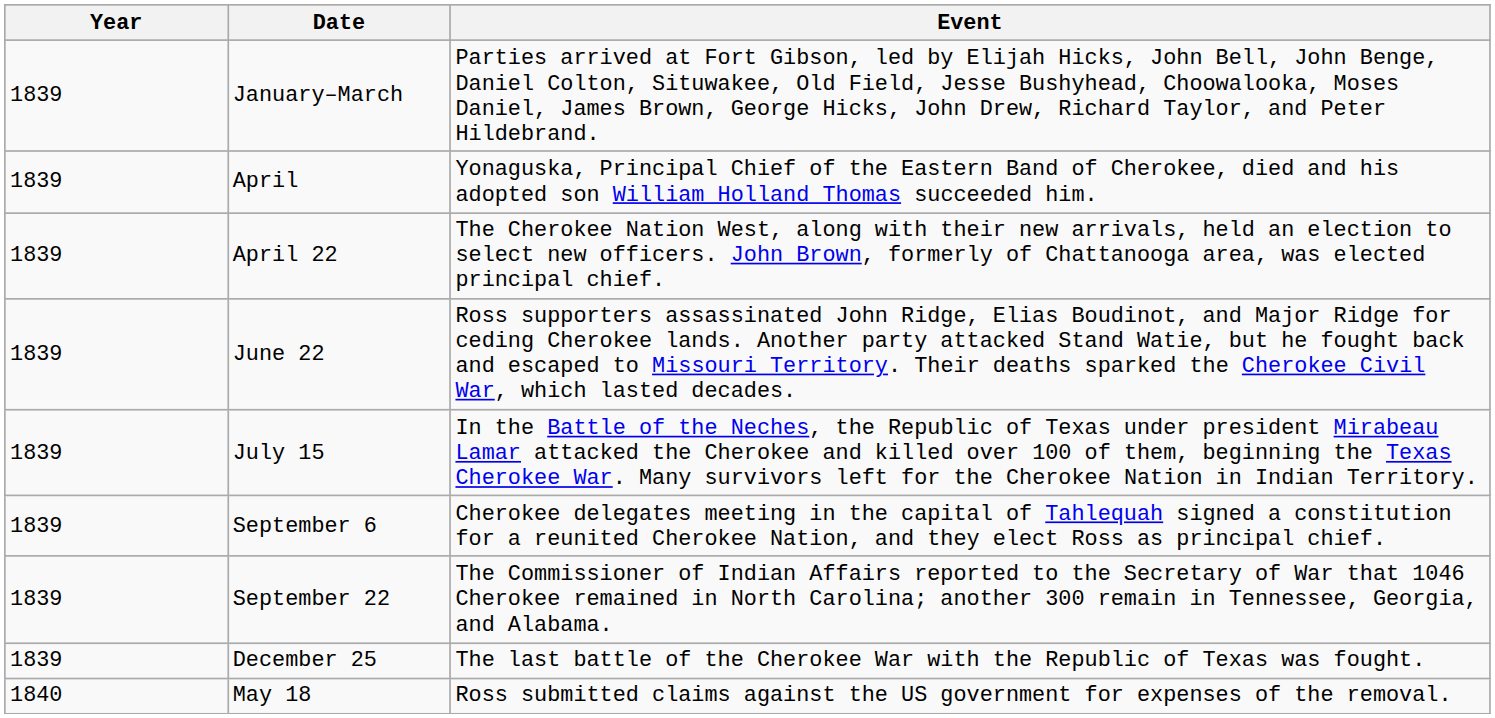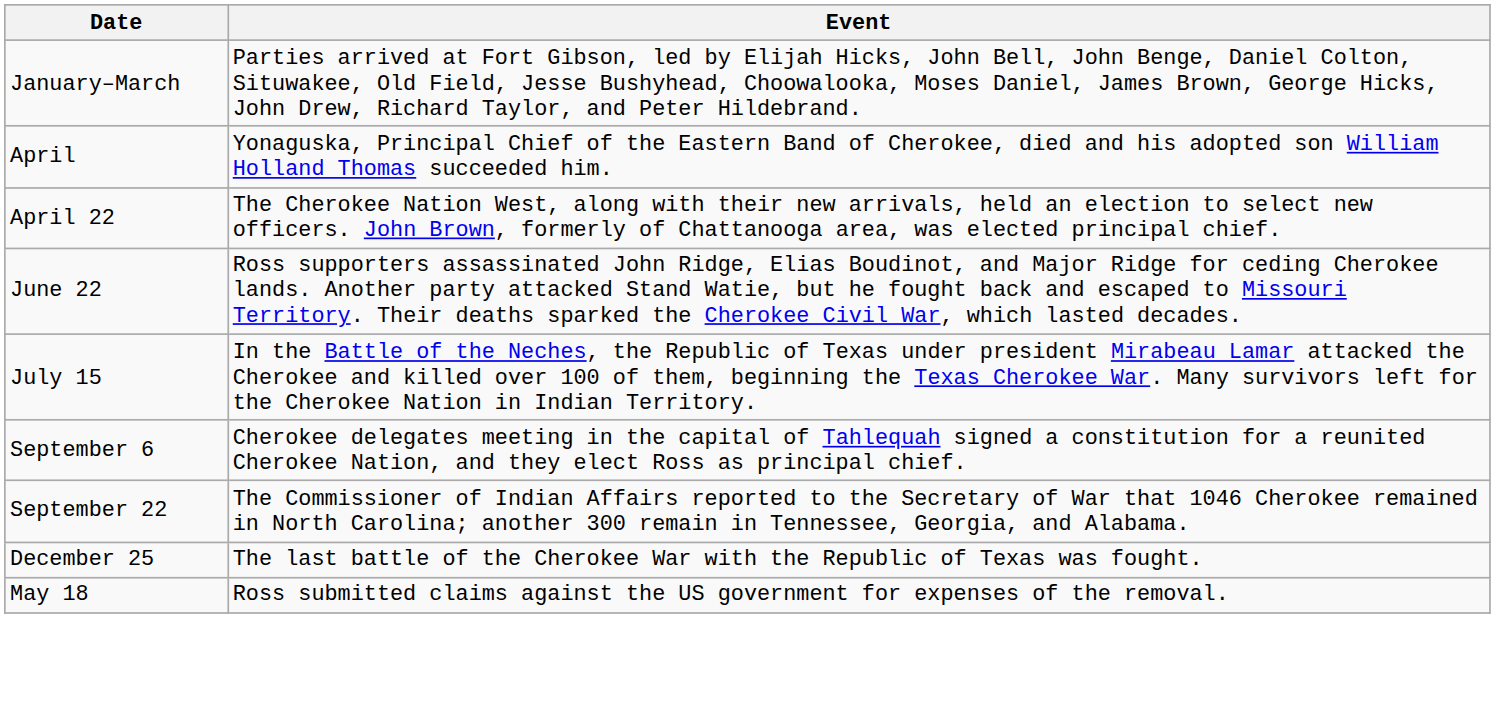- column: (116, 23)
